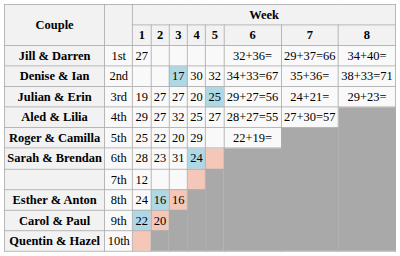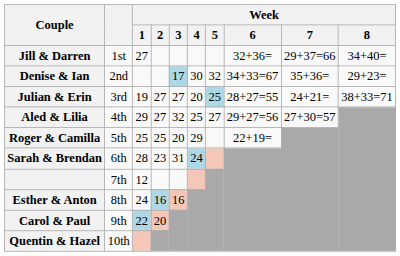(367, 76) 38+33=71 -> (367, 76) 29+23=
(253, 97) 29+27=56 -> (253, 97) 28+27=55
(367, 97) 29+23= -> (367, 97) 38+33=71
(253, 117) 28+27=55 -> (253, 117) 29+27=56
(160, 138) 22 -> (160, 138) 25
